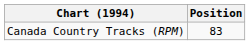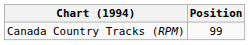(216, 31) 83 -> (216, 31) 99
